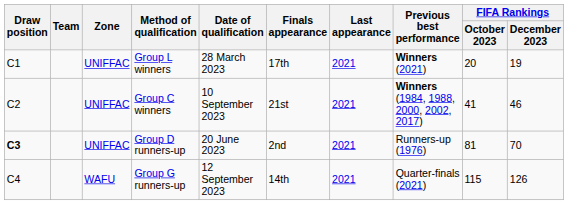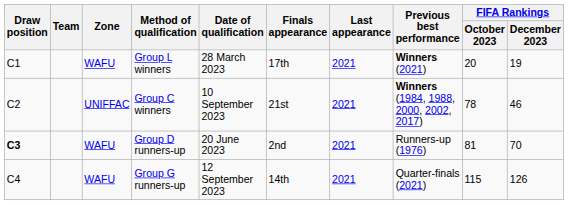(107, 64) UNIFFAC -> (100, 64) WAFU
(470, 104) 41 -> (470, 104) 78
(107, 145) UNIFFAC -> (100, 145) WAFU
